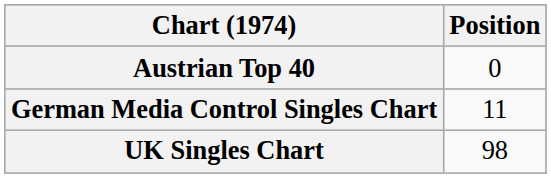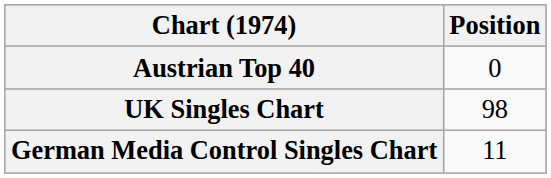rows swapped: (224, 109) <-> (224, 151)
